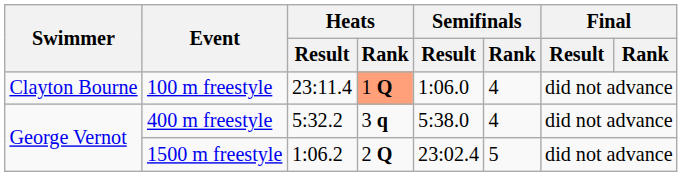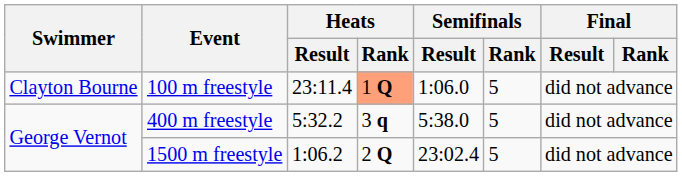(494, 88) 4 -> (494, 88) 5
(494, 121) 4 -> (494, 121) 5
